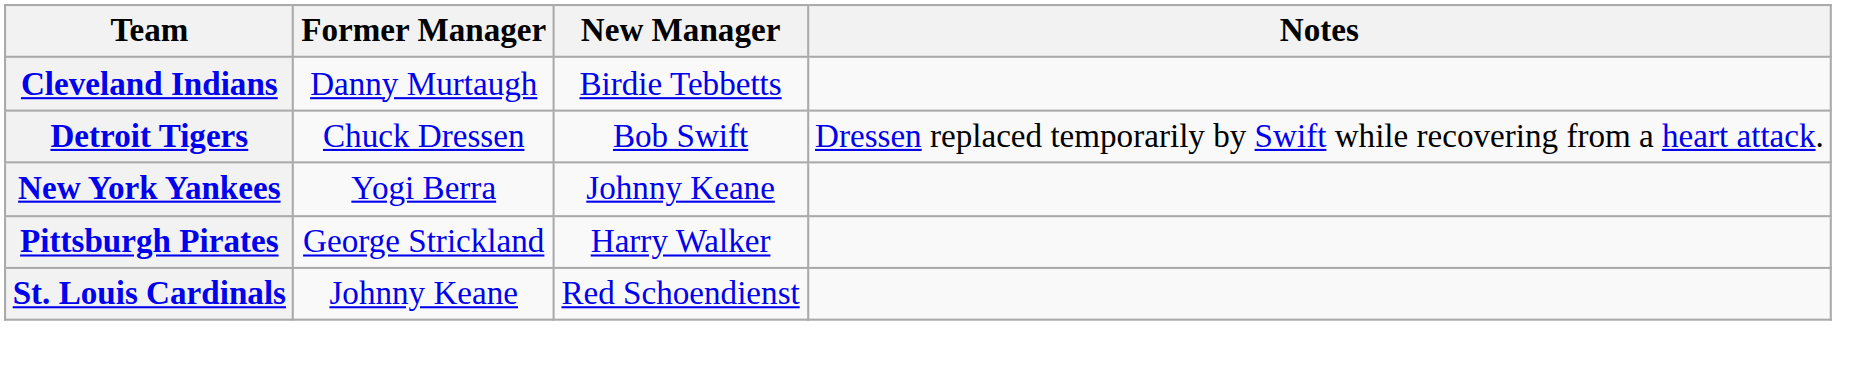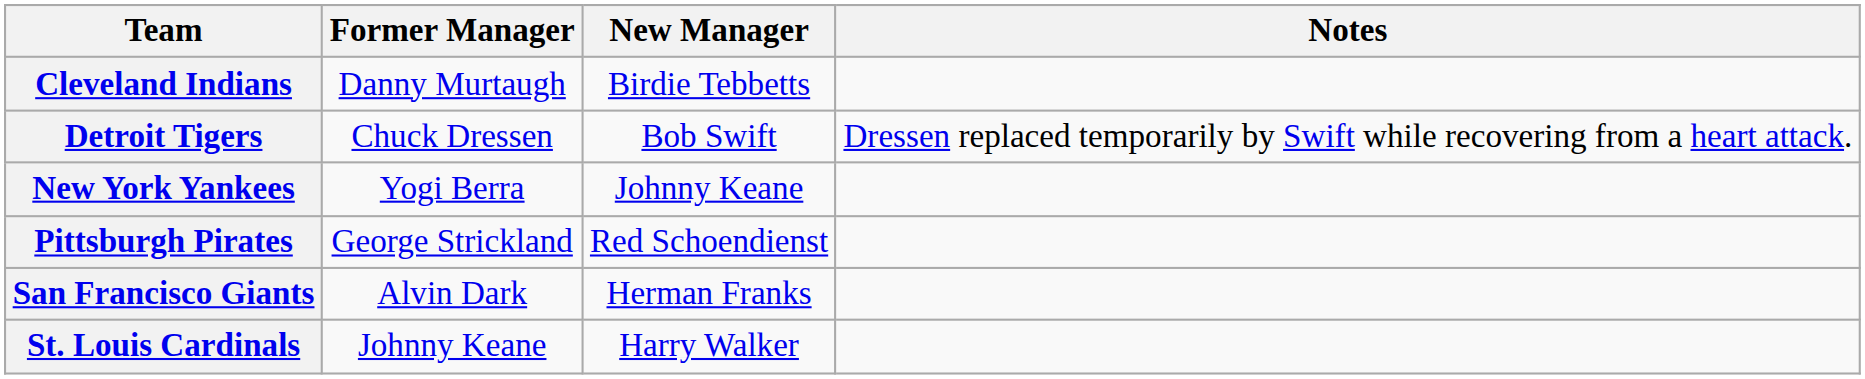(681, 240) Harry Walker -> (709, 240) Red Schoendienst
+ row: (164, 293)
(681, 293) Red Schoendienst -> (709, 345) Harry Walker
